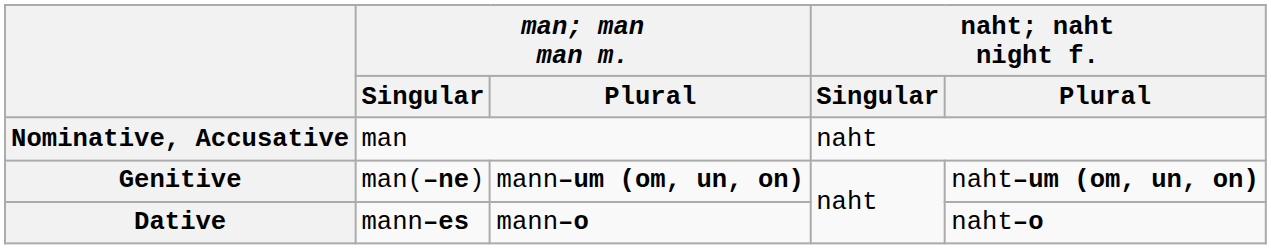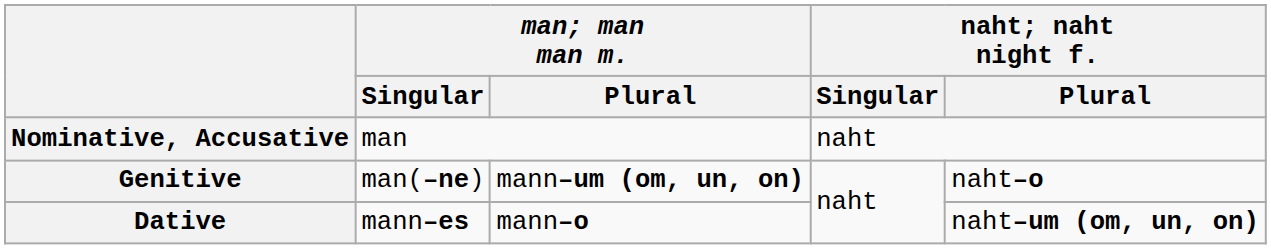(1105, 181) naht–um (om, un, on) -> (997, 181) naht–o
(997, 222) naht–o -> (1105, 222) naht–um (om, un, on)
